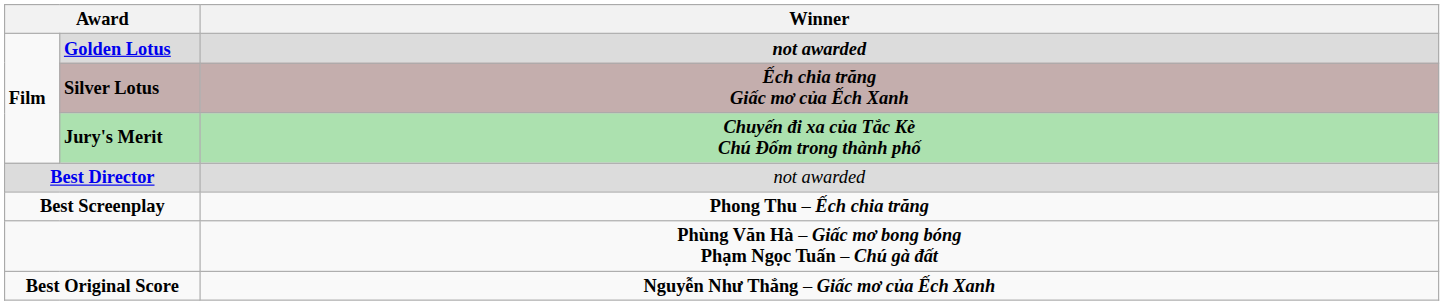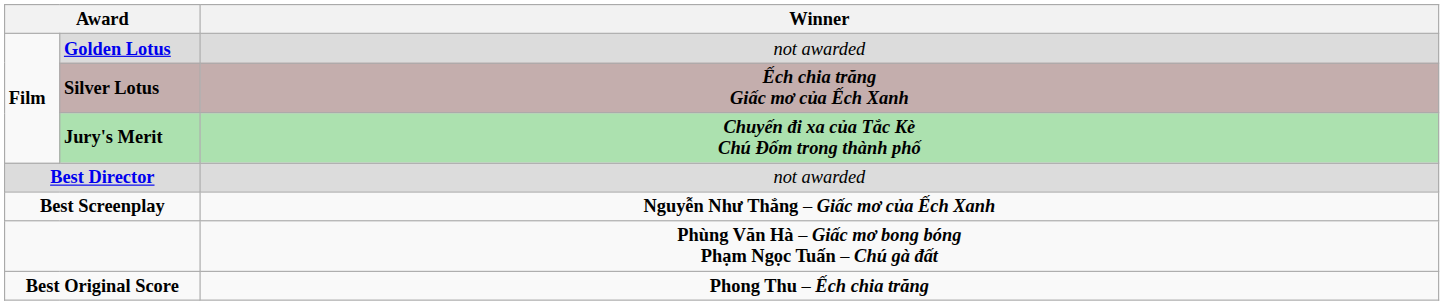(819, 48) bold -> (819, 48) normal
(819, 206) Phong Thu – Ếch chia trăng -> (819, 206) Nguyễn Như Thắng – Giấc mơ của Ếch Xanh
(819, 285) Nguyễn Như Thắng – Giấc mơ của Ếch Xanh -> (819, 285) Phong Thu – Ếch chia trăng
